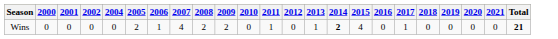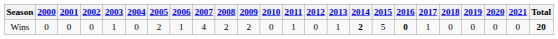+ column: (114, 12)
(361, 27) 4 -> (383, 27) 5
(383, 27) normal -> (406, 27) bold
(519, 27) 21 -> (541, 27) 20
